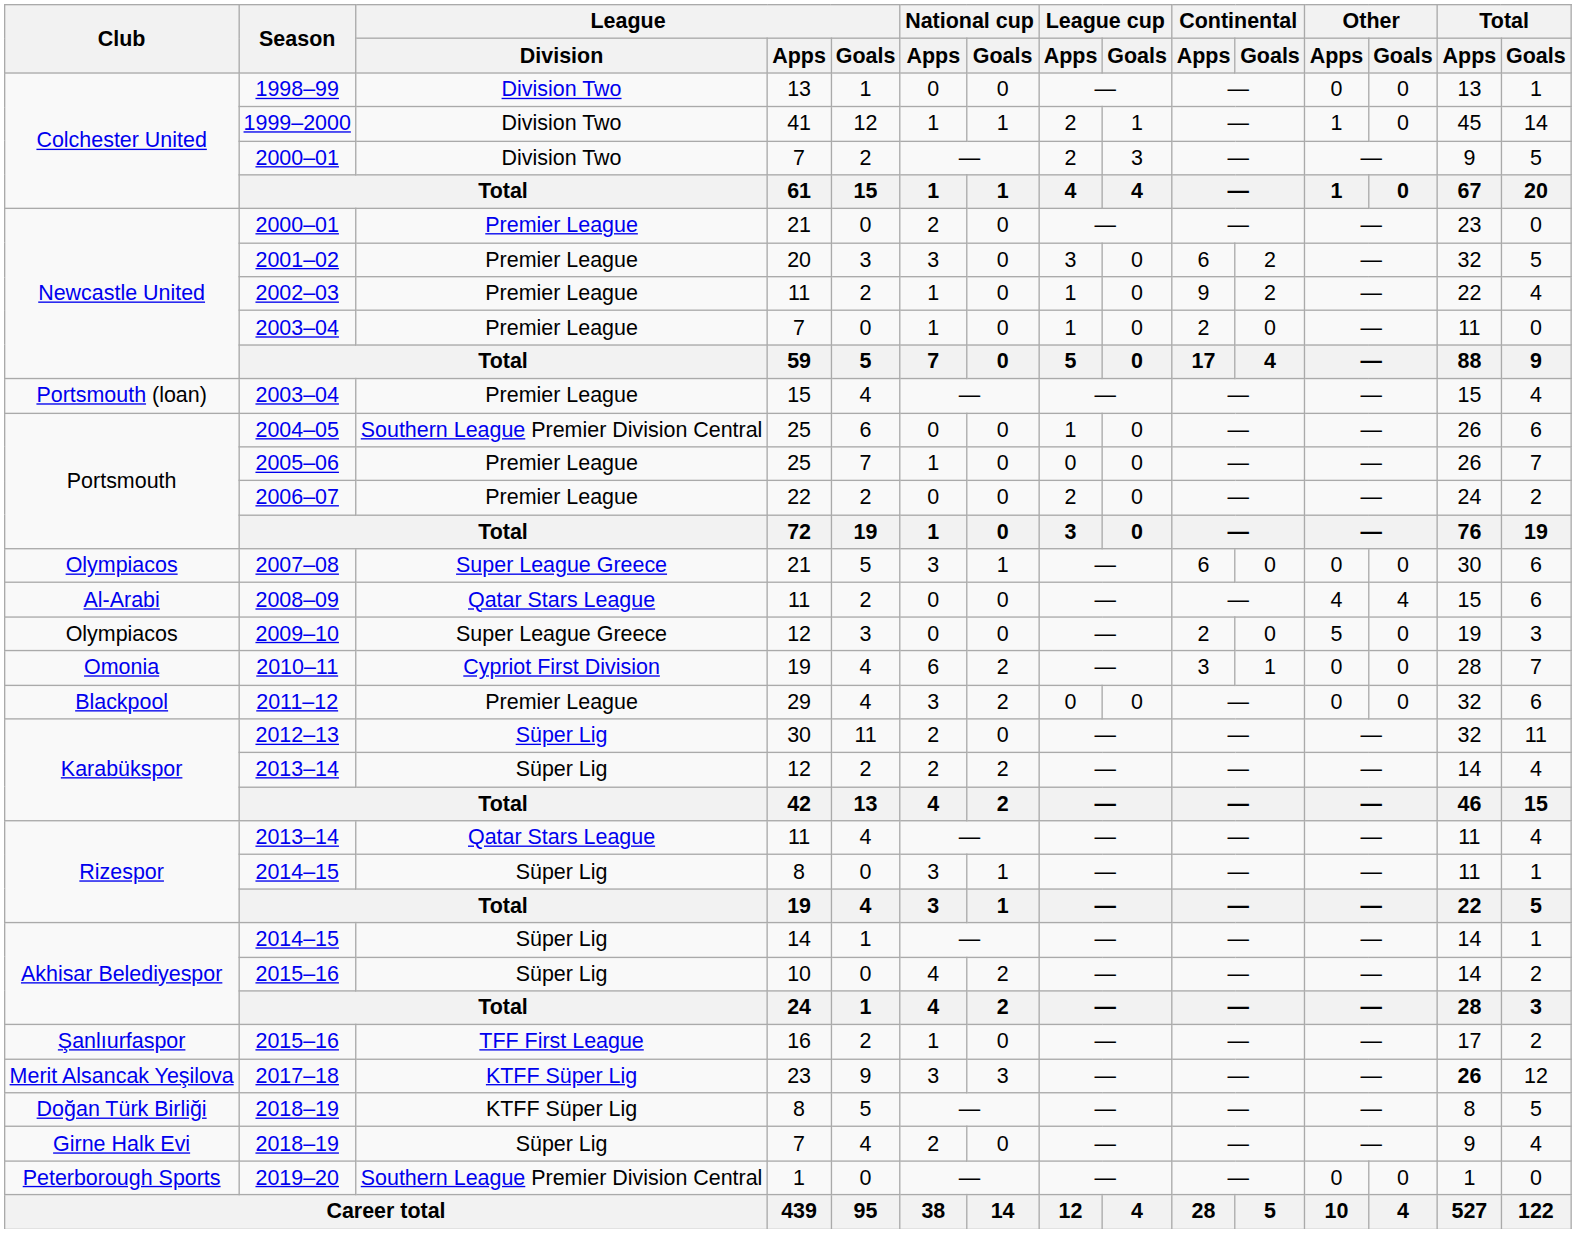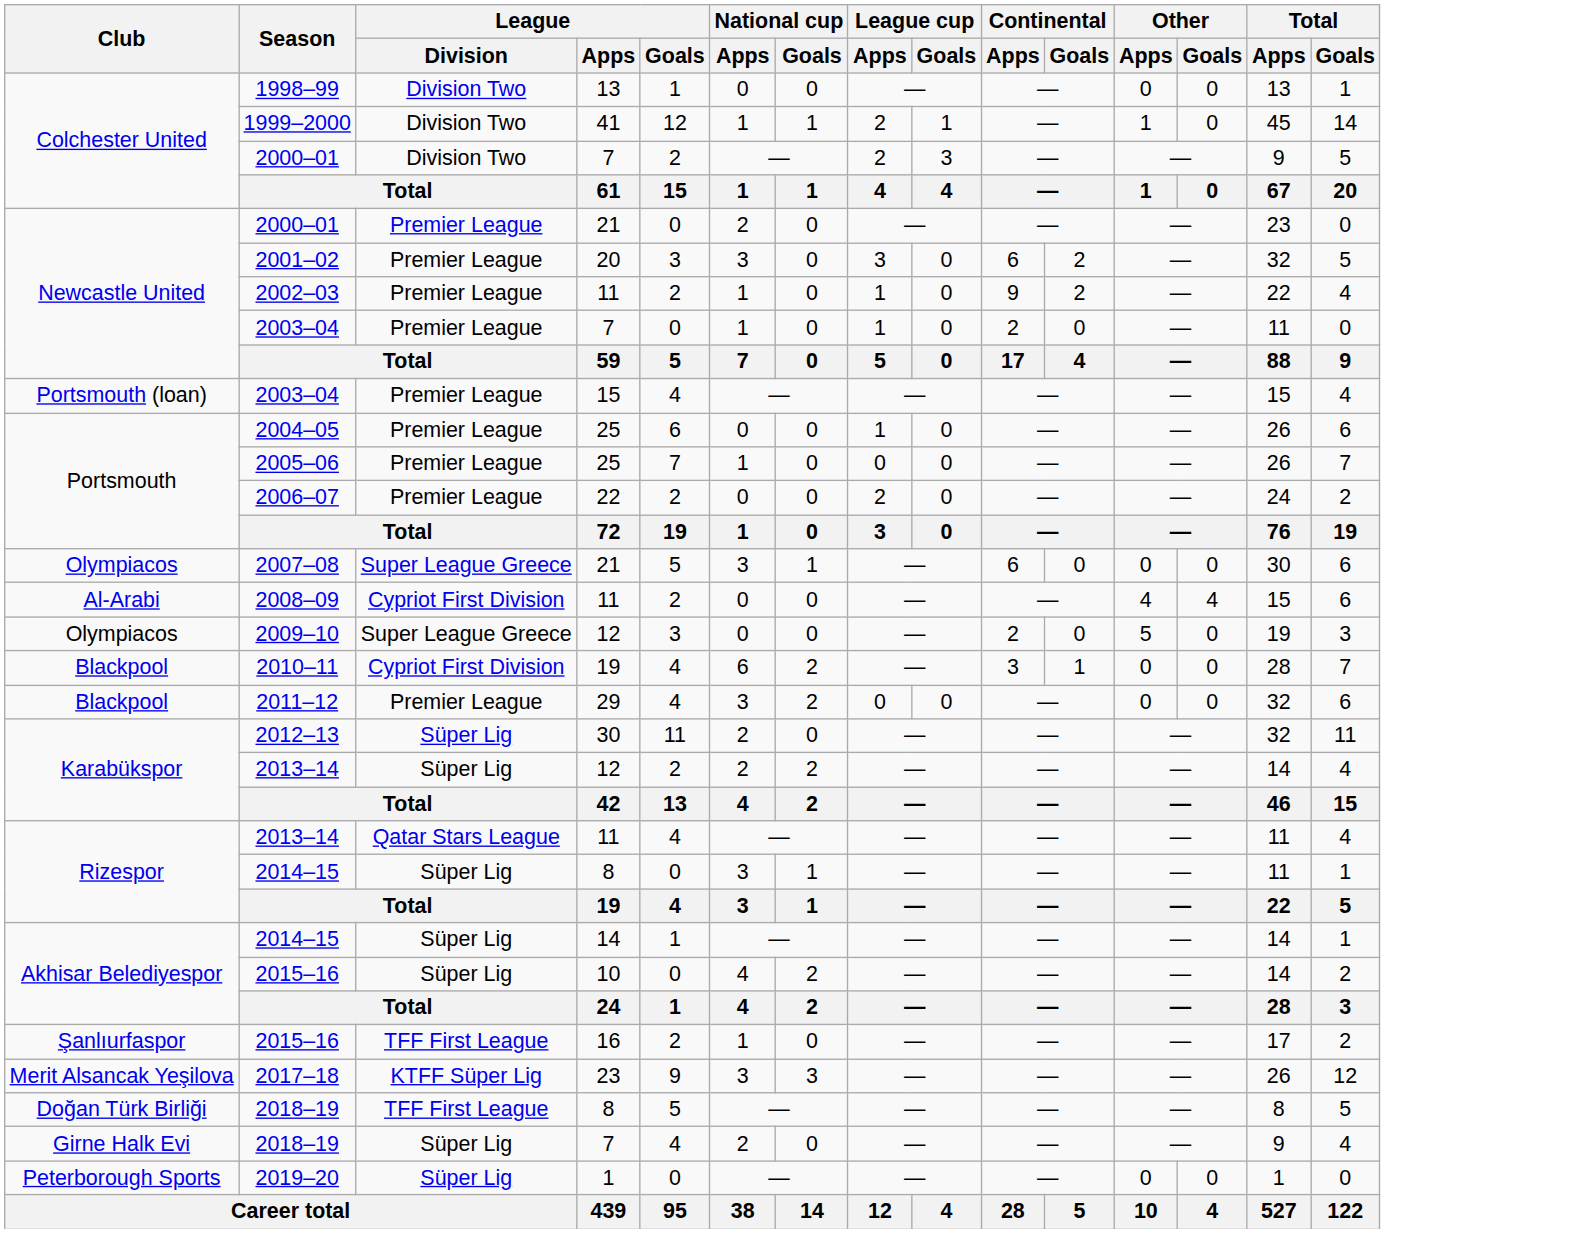(562, 429) Southern League Premier Division Central -> (466, 429) Premier League
(562, 599) Qatar Stars League -> (466, 599) Cypriot First Division
(122, 667) Omonia -> (122, 667) Blackpool
(1469, 1075) bold -> (1279, 1075) normal
(562, 1109) KTFF Süper Lig -> (466, 1109) TFF First League
(562, 1177) Southern League Premier Division Central -> (466, 1177) Süper Lig
